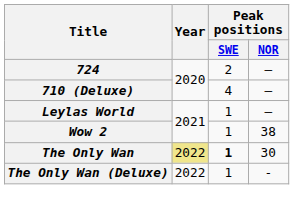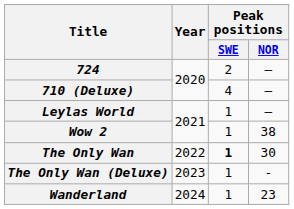(190, 153) khaki background -> (190, 153) no background
(190, 173) 2022 -> (190, 173) 2023
+ row: (88, 194)
